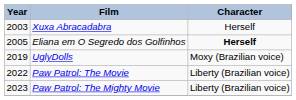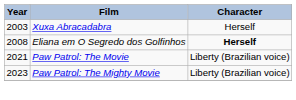(17, 42) 2005 -> (17, 42) 2008
- row: (53, 57)
(17, 73) 2022 -> (17, 57) 2021
